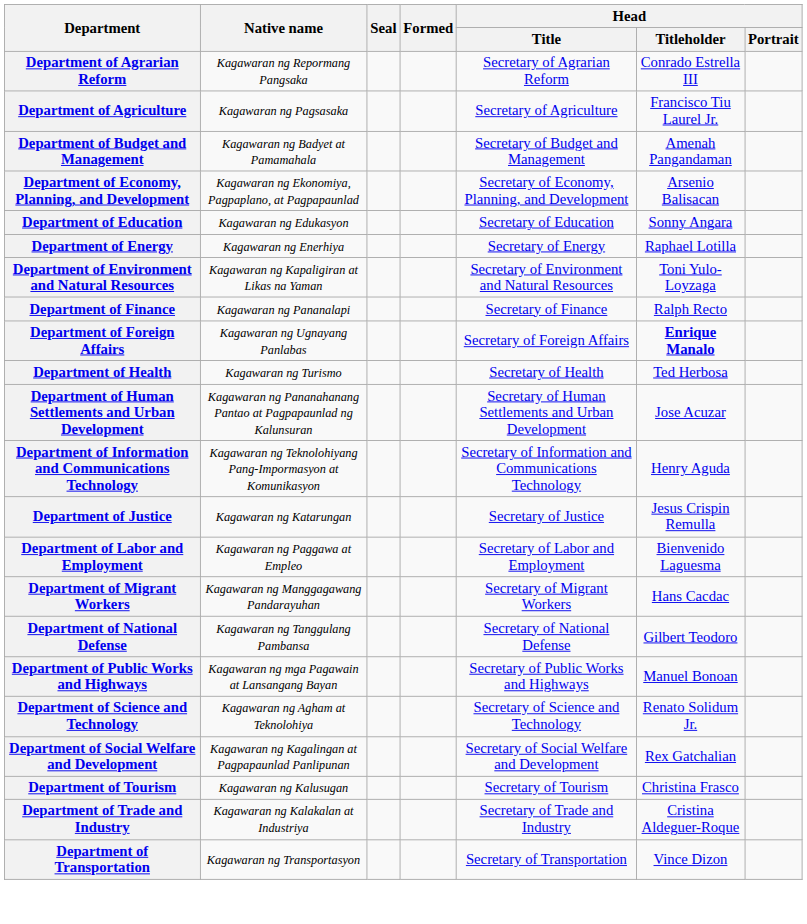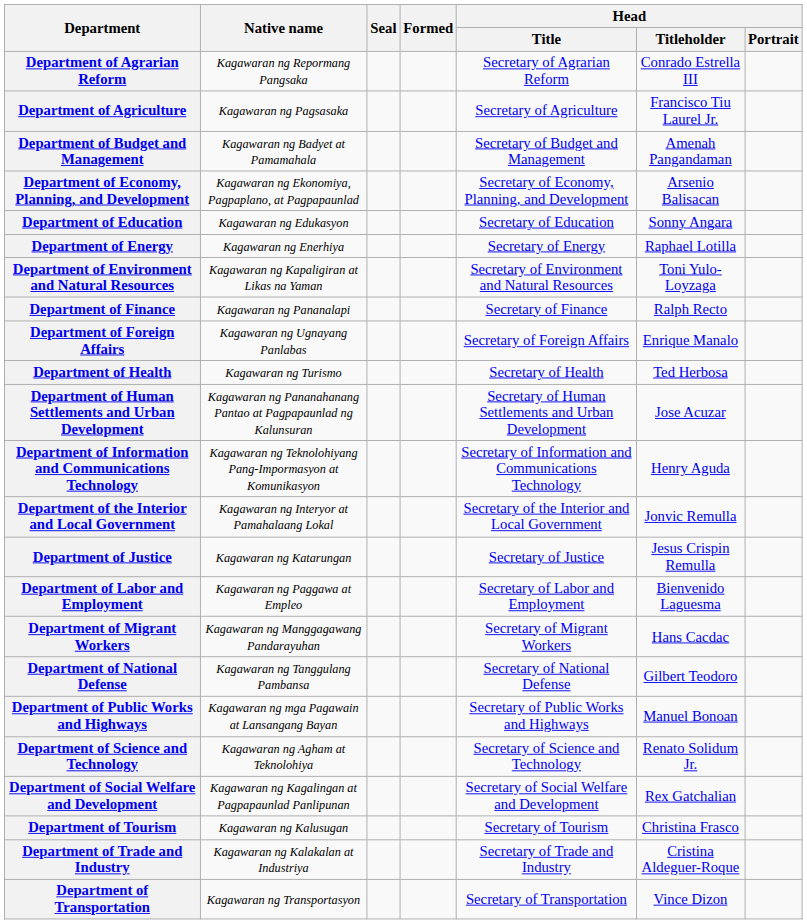(690, 340) bold -> (690, 340) normal
+ row: (102, 516)
